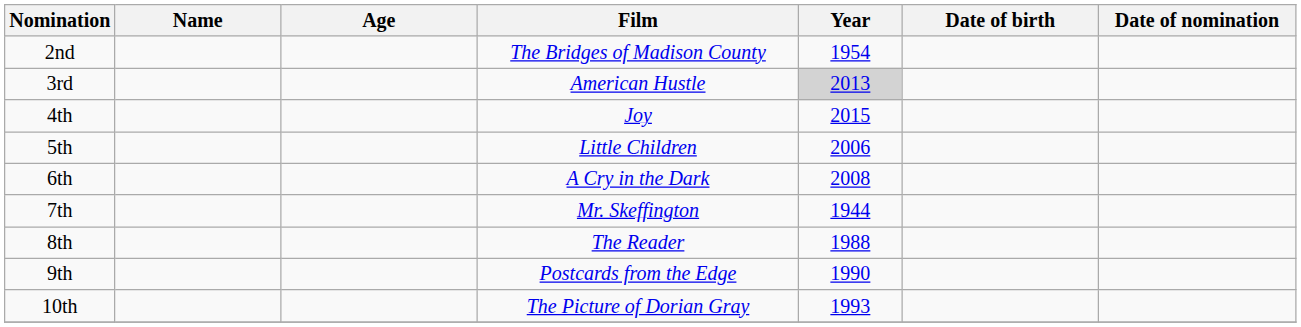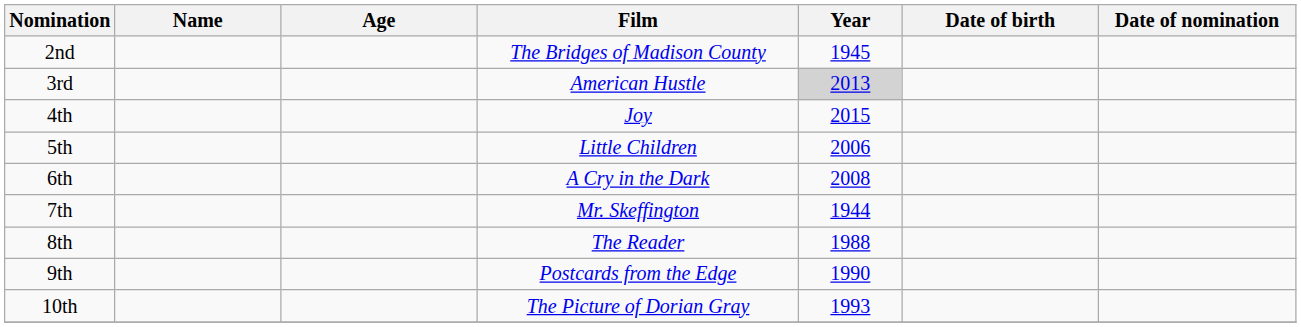(850, 52) 1954 -> (850, 52) 1945
